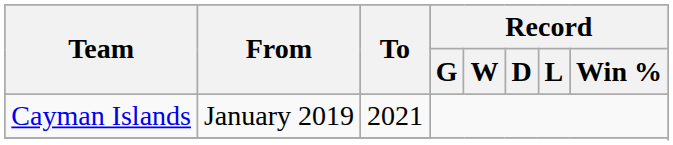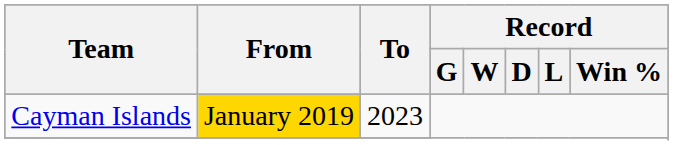(279, 115) no background -> (279, 115) gold background
(395, 115) 2021 -> (395, 115) 2023
